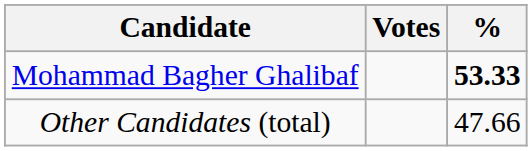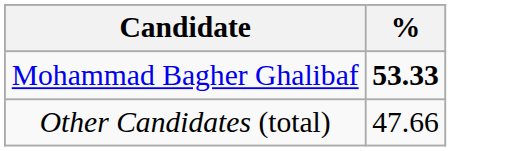- column: (406, 27)
